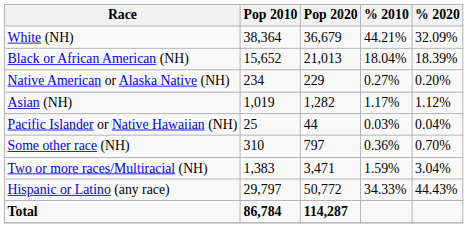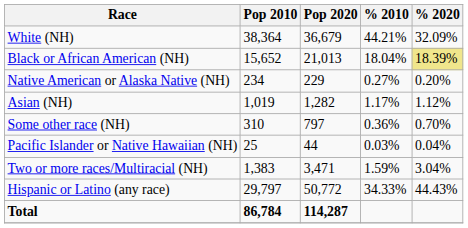(436, 59) no background -> (436, 59) khaki background
rows swapped: (122, 124) <-> (69, 146)
